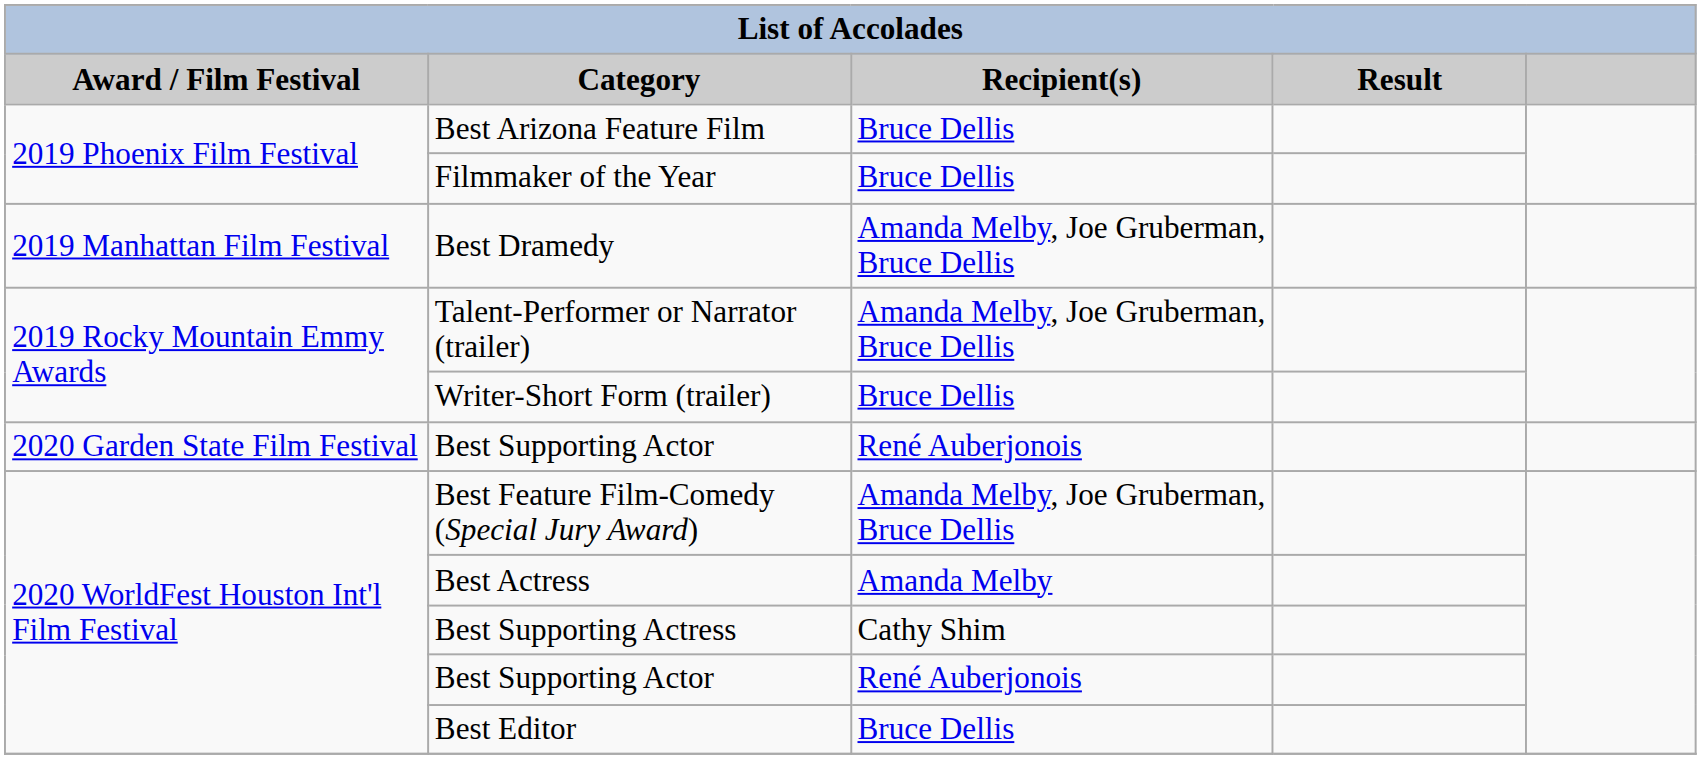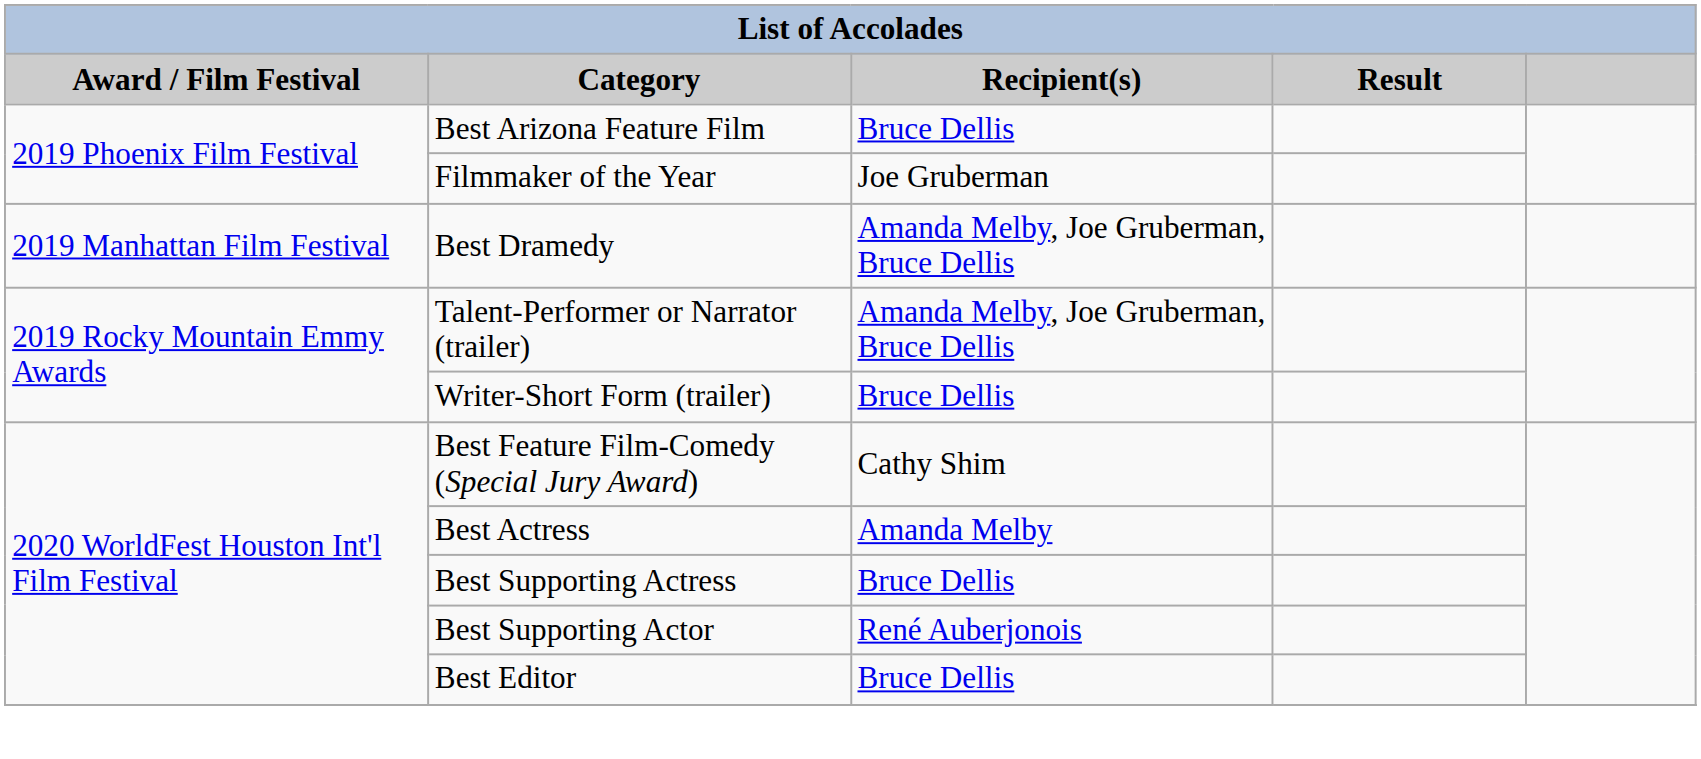(936, 177) Bruce Dellis -> (953, 177) Joe Gruberman
- row: (215, 445)
(1061, 512) Amanda Melby, Joe Gruberman, Bruce Dellis -> (932, 463) Cathy Shim
(932, 629) Cathy Shim -> (936, 579) Bruce Dellis
